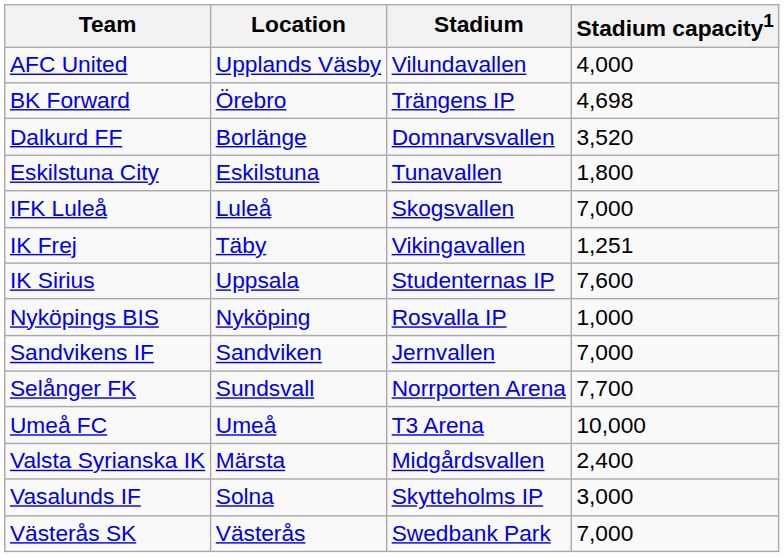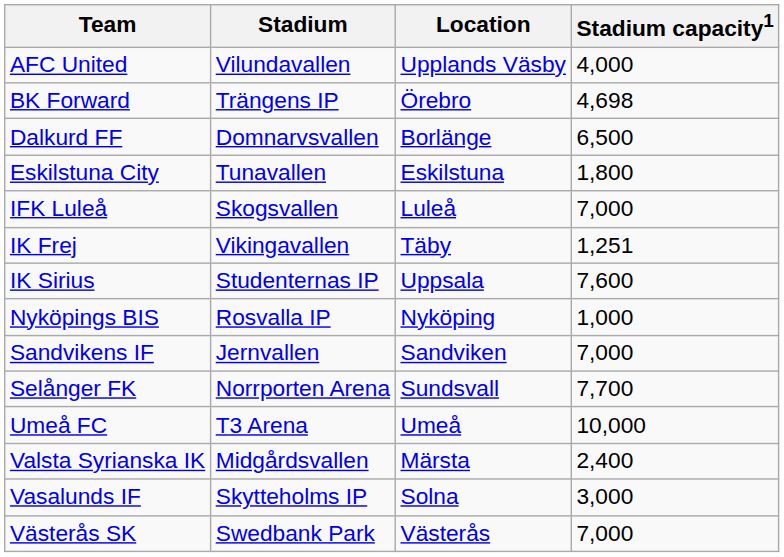columns swapped: (298, 25) <-> (479, 25)
(605, 136) 3,520 -> (605, 136) 6,500
